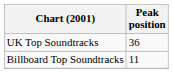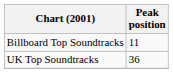rows swapped: (53, 42) <-> (65, 59)
